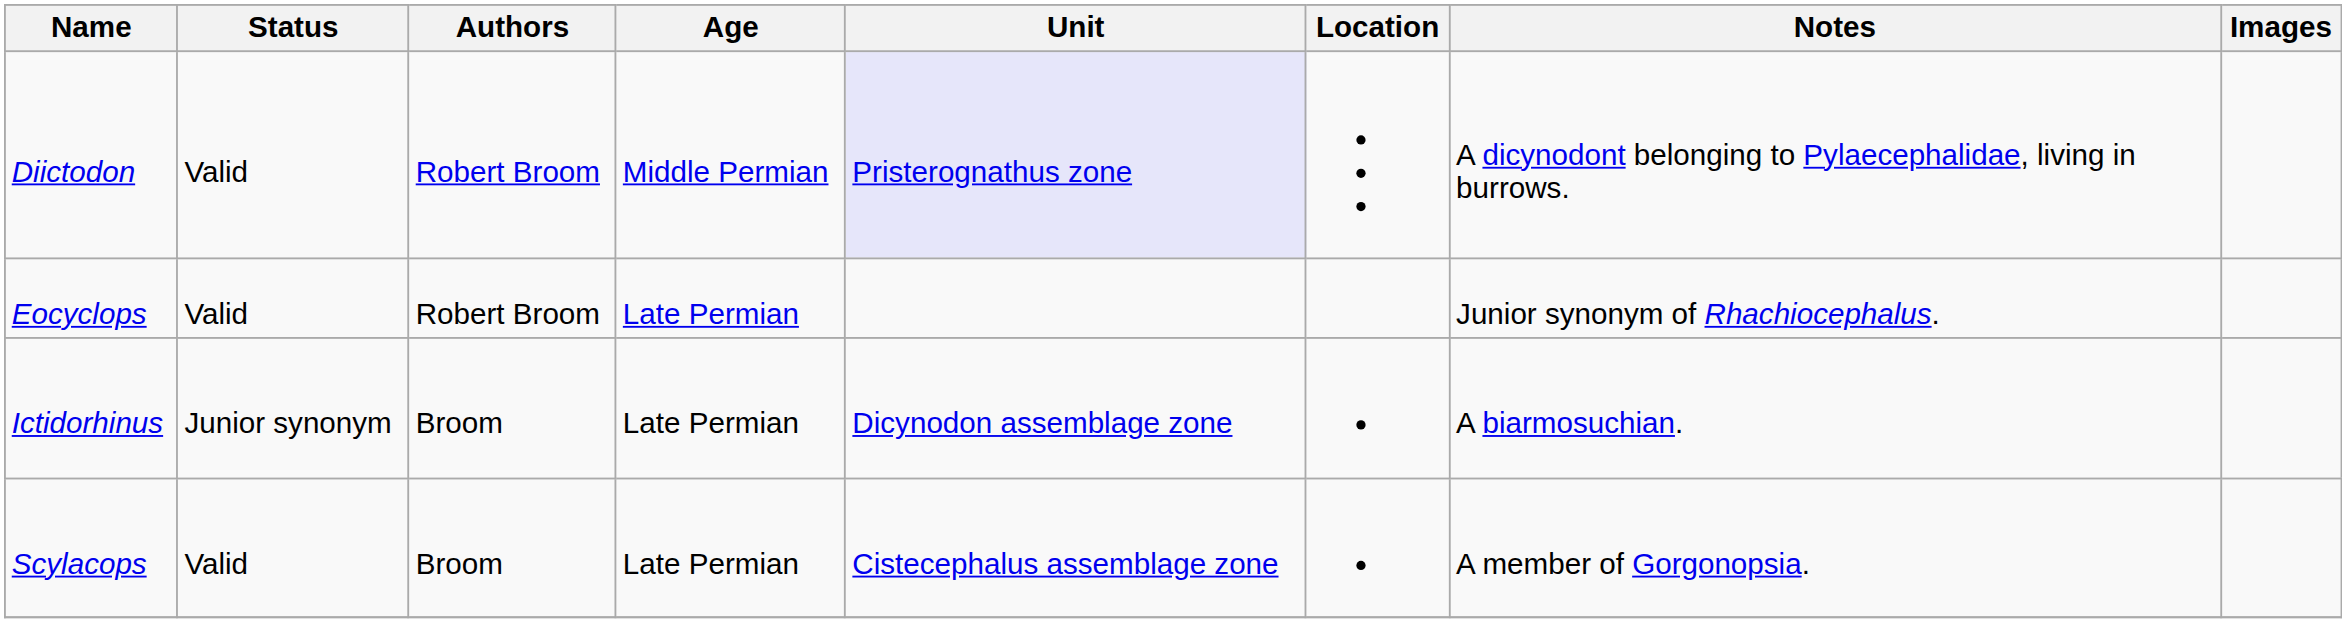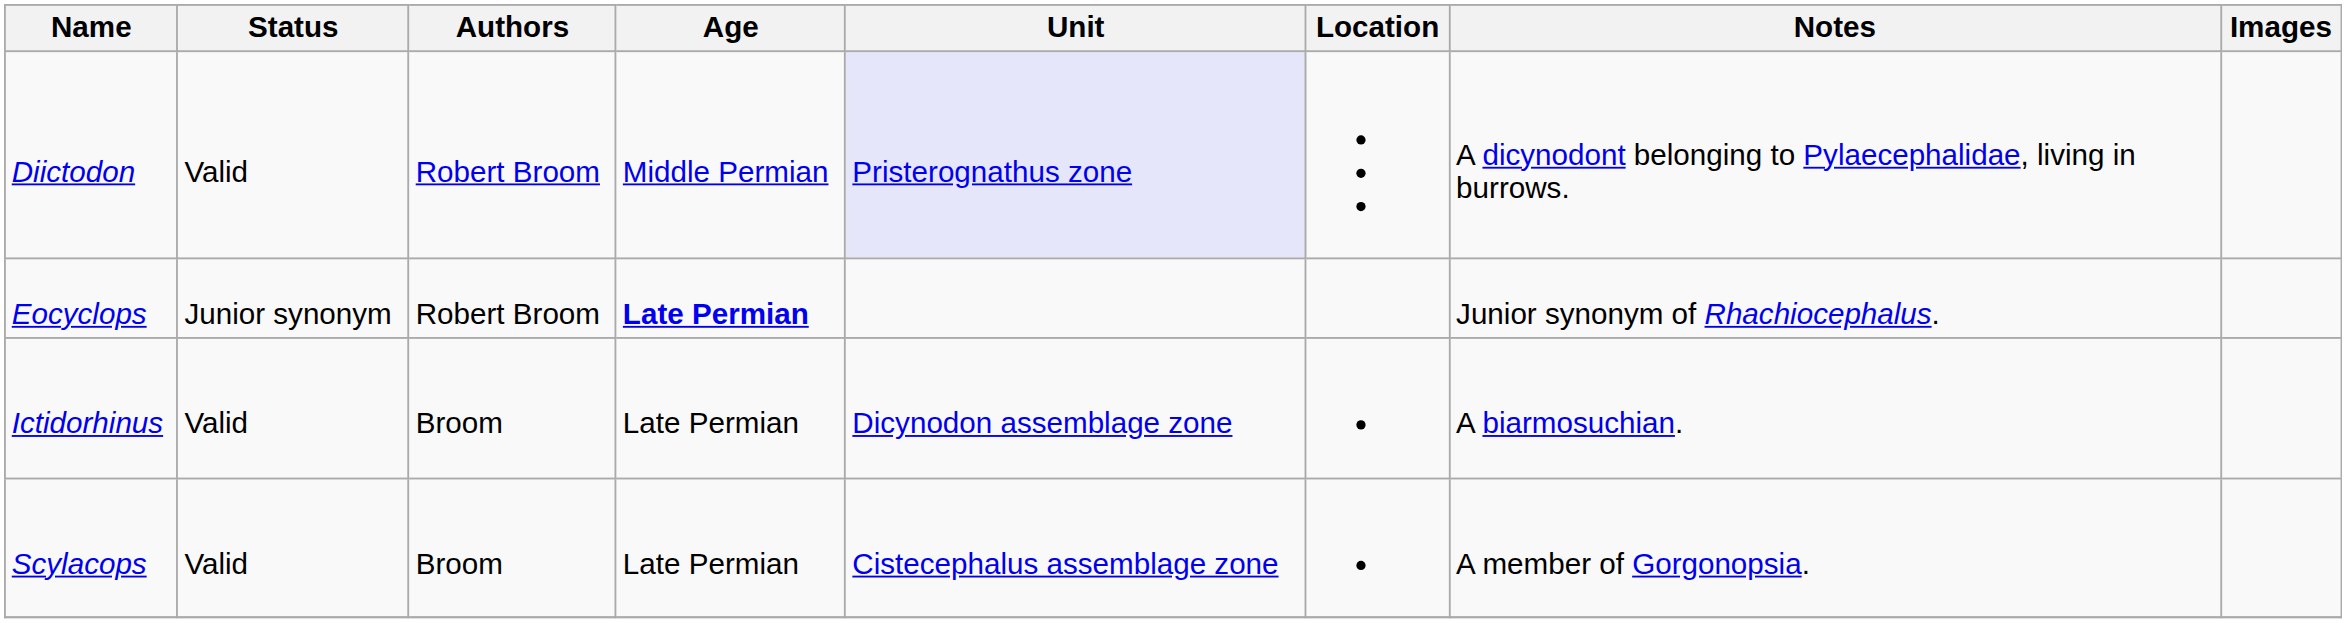(216, 314) Valid -> (288, 314) Junior synonym
(711, 314) normal -> (716, 314) bold
(288, 424) Junior synonym -> (216, 424) Valid
